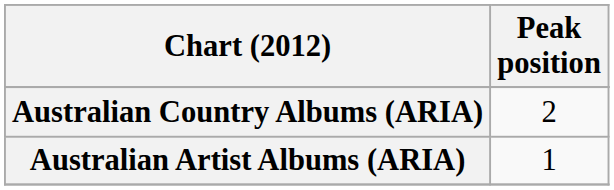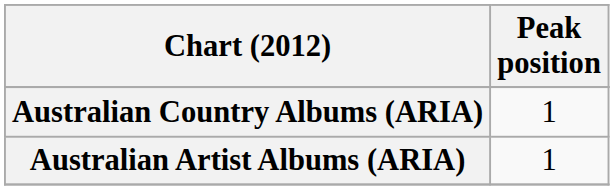(549, 111) 2 -> (549, 111) 1
